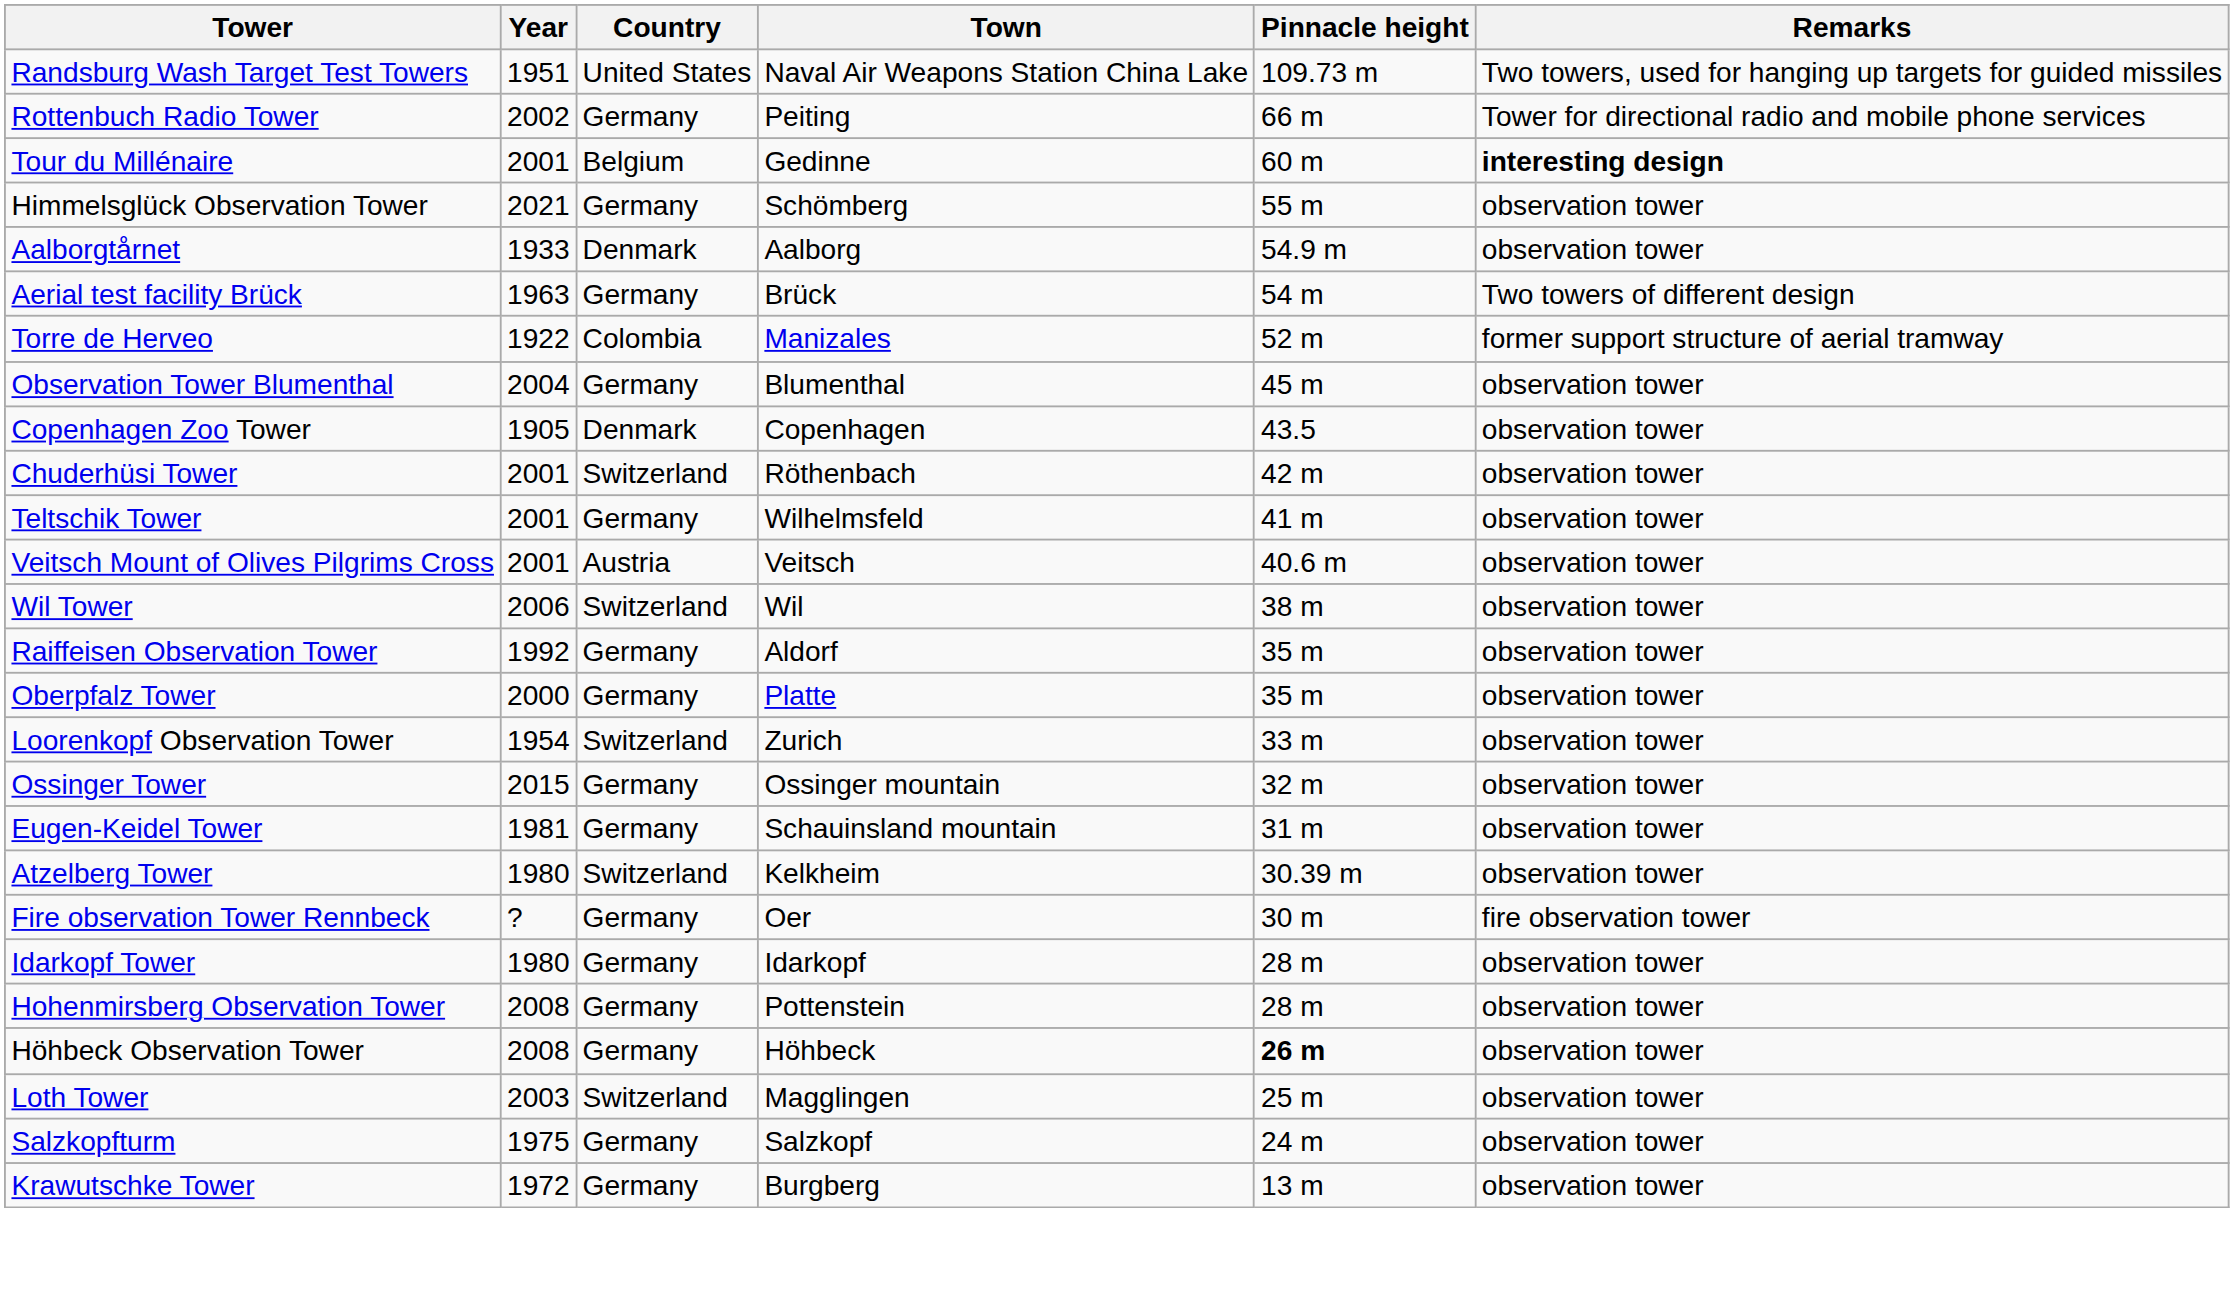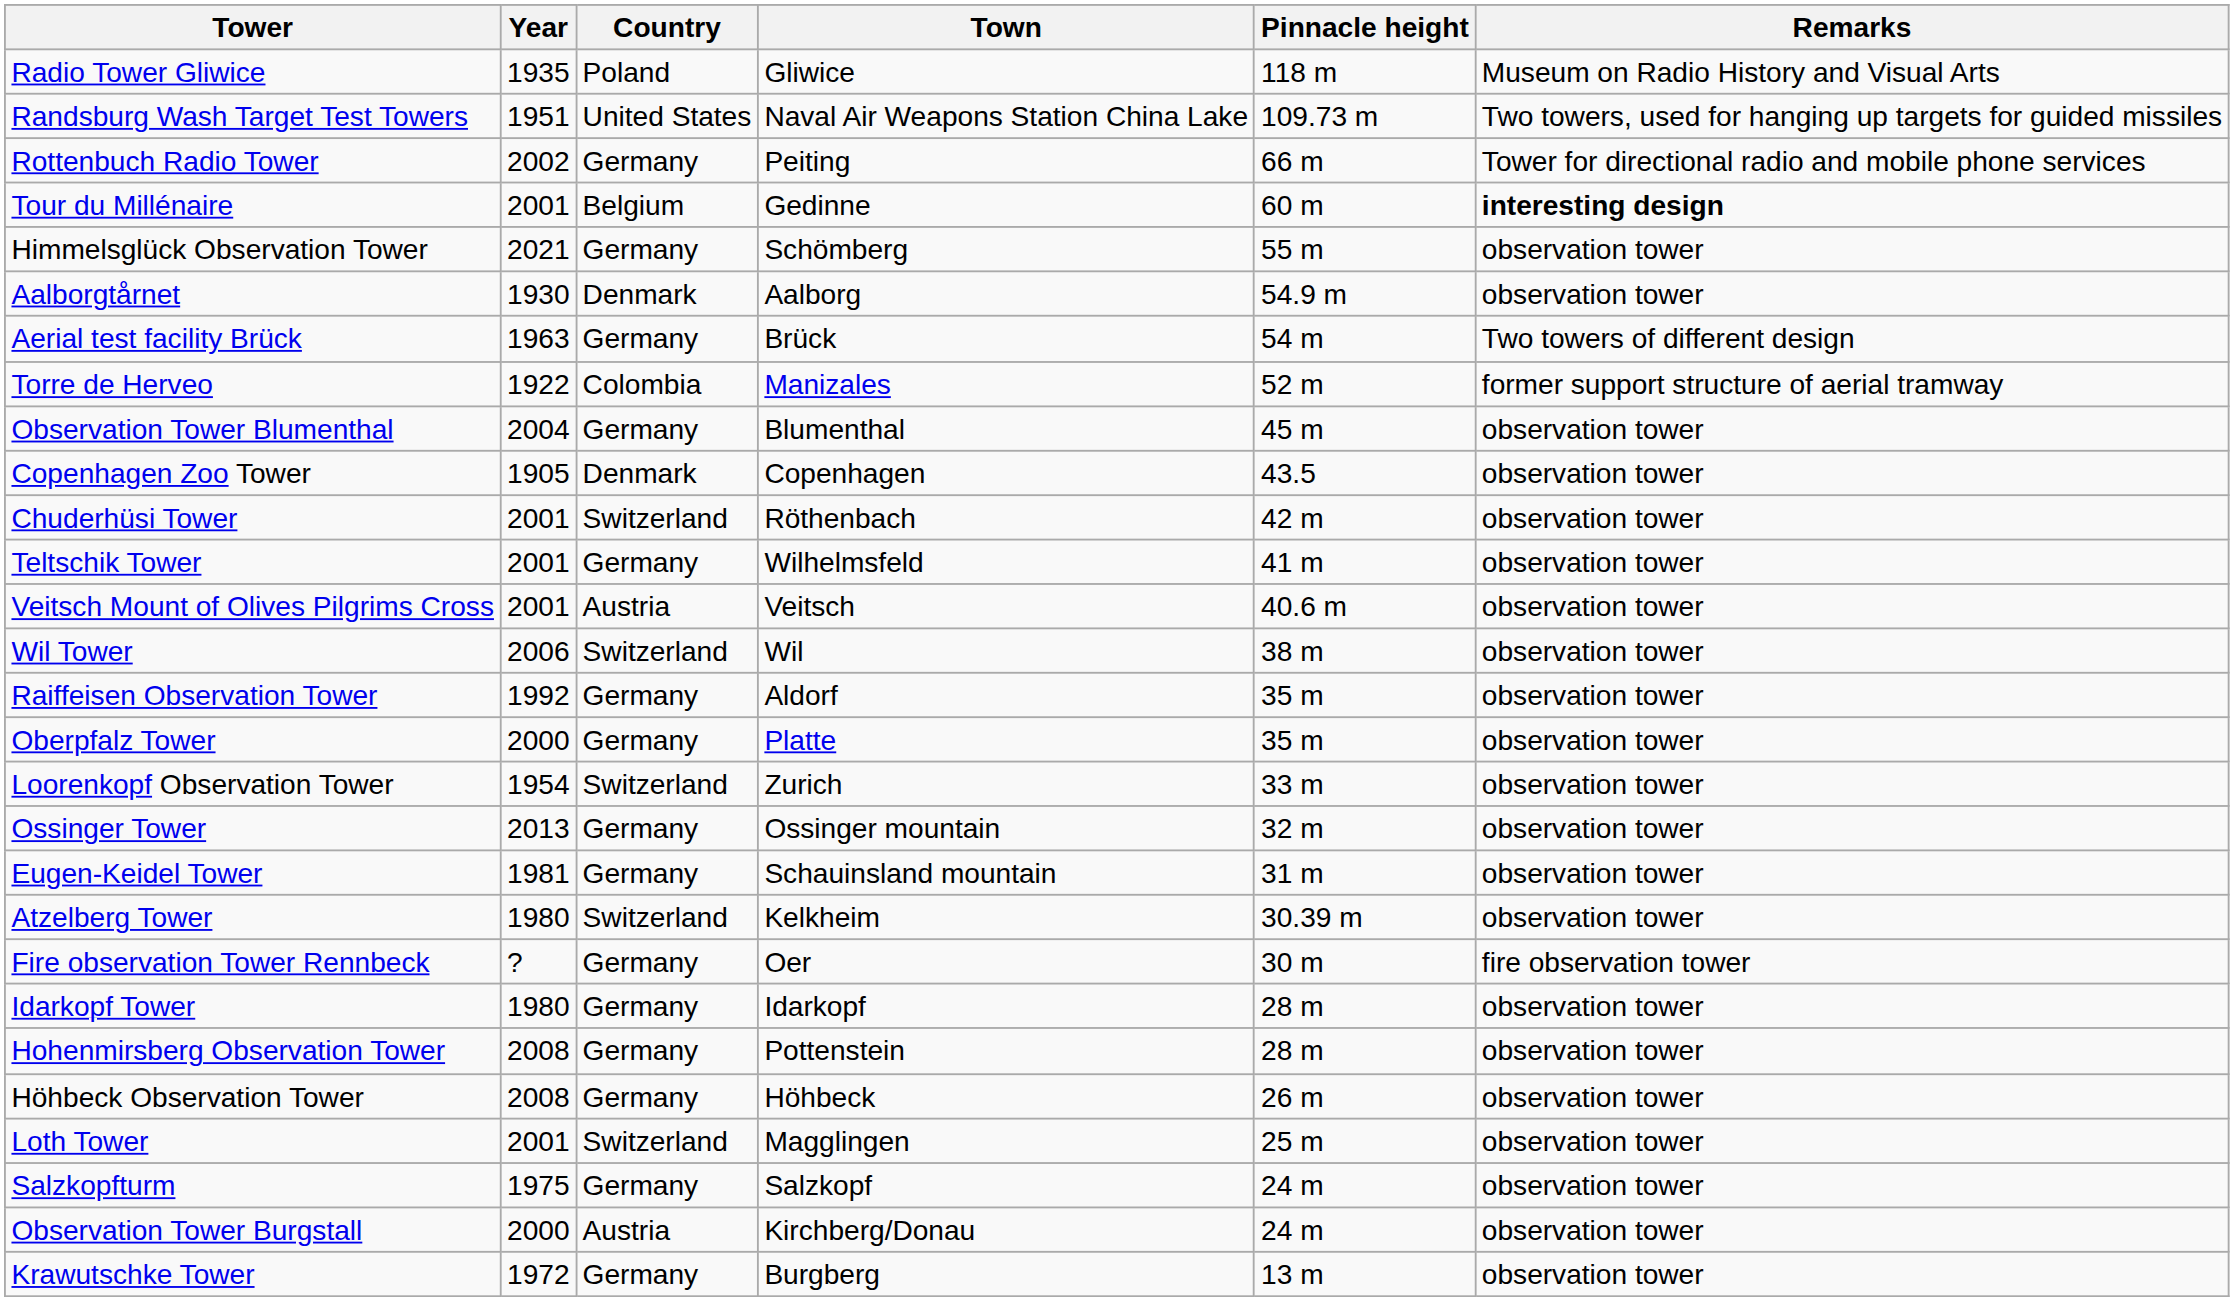+ row: (138, 72)
(538, 250) 1933 -> (538, 294) 1930
(538, 784) 2015 -> (538, 829) 2013
(1293, 1051) bold -> (1292, 1096) normal
(538, 1096) 2003 -> (538, 1140) 2001
+ row: (187, 1229)
